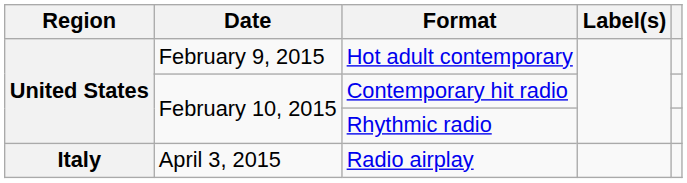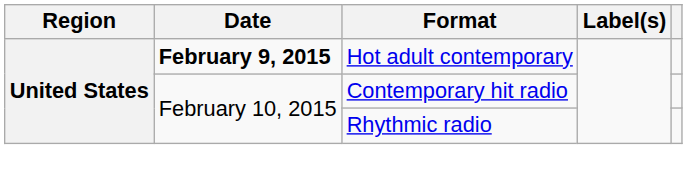(242, 56) normal -> (245, 56) bold
- row: (410, 159)
